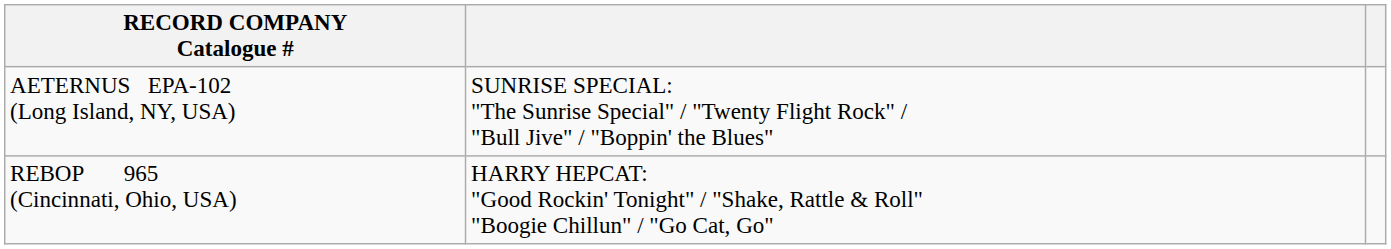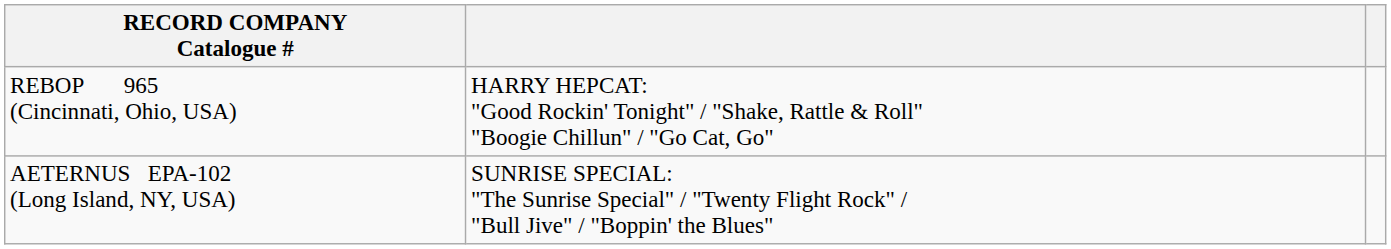rows swapped: (123, 186) <-> (123, 98)
